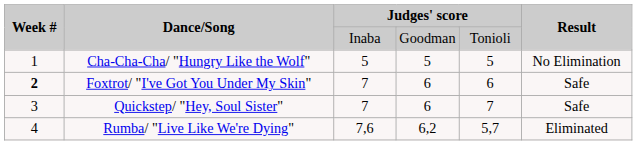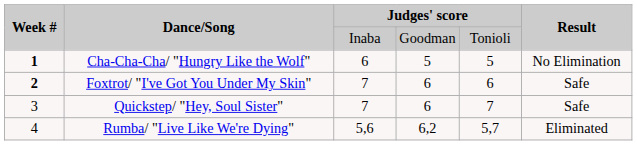(34, 61) normal -> (34, 61) bold
(365, 61) 5 -> (365, 61) 6
(365, 128) 7,6 -> (365, 128) 5,6
